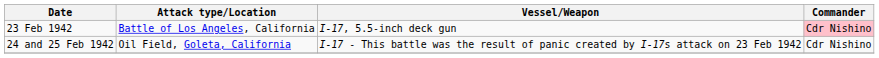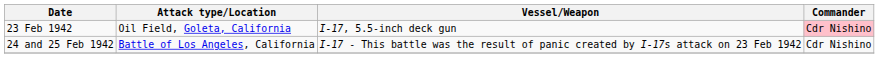(217, 29) Battle of Los Angeles, California -> (205, 29) Oil Field, Goleta, California
(205, 45) Oil Field, Goleta, California -> (217, 45) Battle of Los Angeles, California
